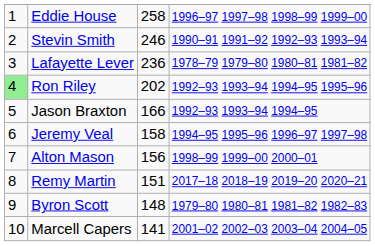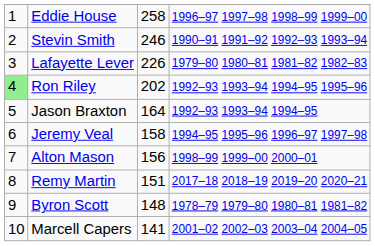(153, 63) 236 -> (153, 63) 226
(269, 63) 1978–79 1979–80 1980–81 1981–82 -> (269, 63) 1979–80 1980–81 1981–82 1982–83
(153, 110) 166 -> (153, 110) 164
(269, 205) 1979–80 1980–81 1981–82 1982–83 -> (269, 205) 1978–79 1979–80 1980–81 1981–82
